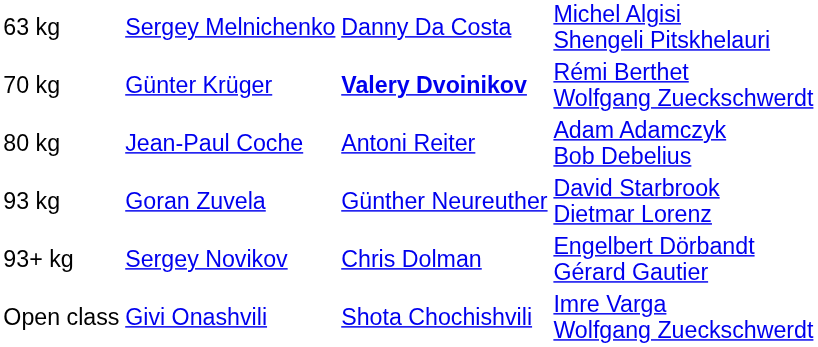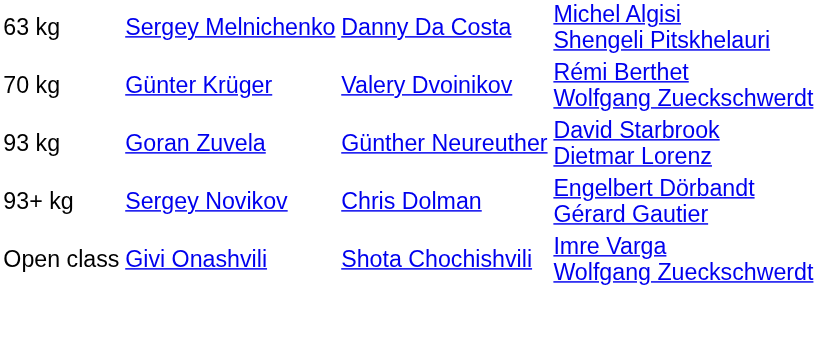(434, 85) bold -> (427, 85) normal
- row: (32, 143)
